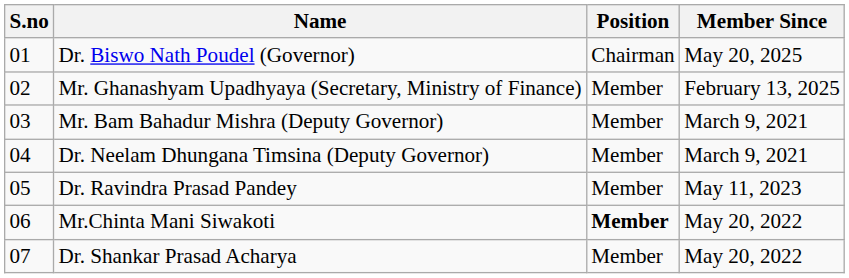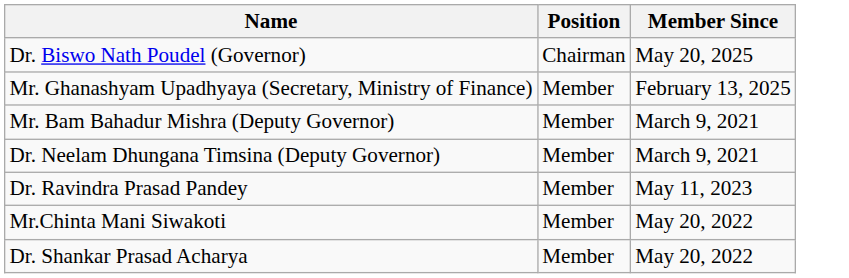- column: (29, 21)
(630, 222) bold -> (578, 222) normal
